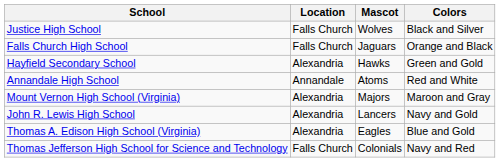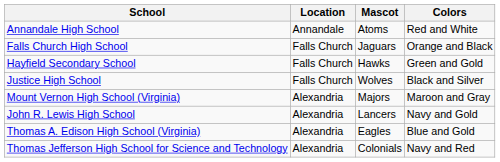rows swapped: (63, 81) <-> (54, 30)
(318, 64) Alexandria -> (323, 64) Falls Church
(323, 149) Falls Church -> (318, 149) Alexandria
